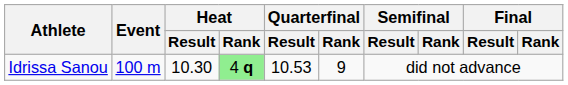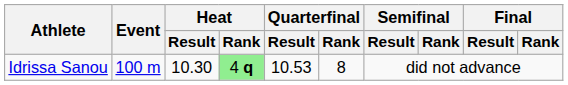(341, 68) 9 -> (341, 68) 8
